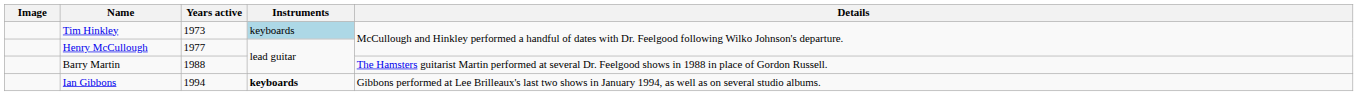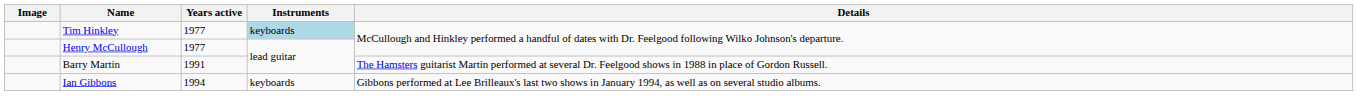(194, 30) 1973 -> (194, 30) 1977
(194, 64) 1988 -> (194, 64) 1991
(274, 82) bold -> (272, 82) normal
